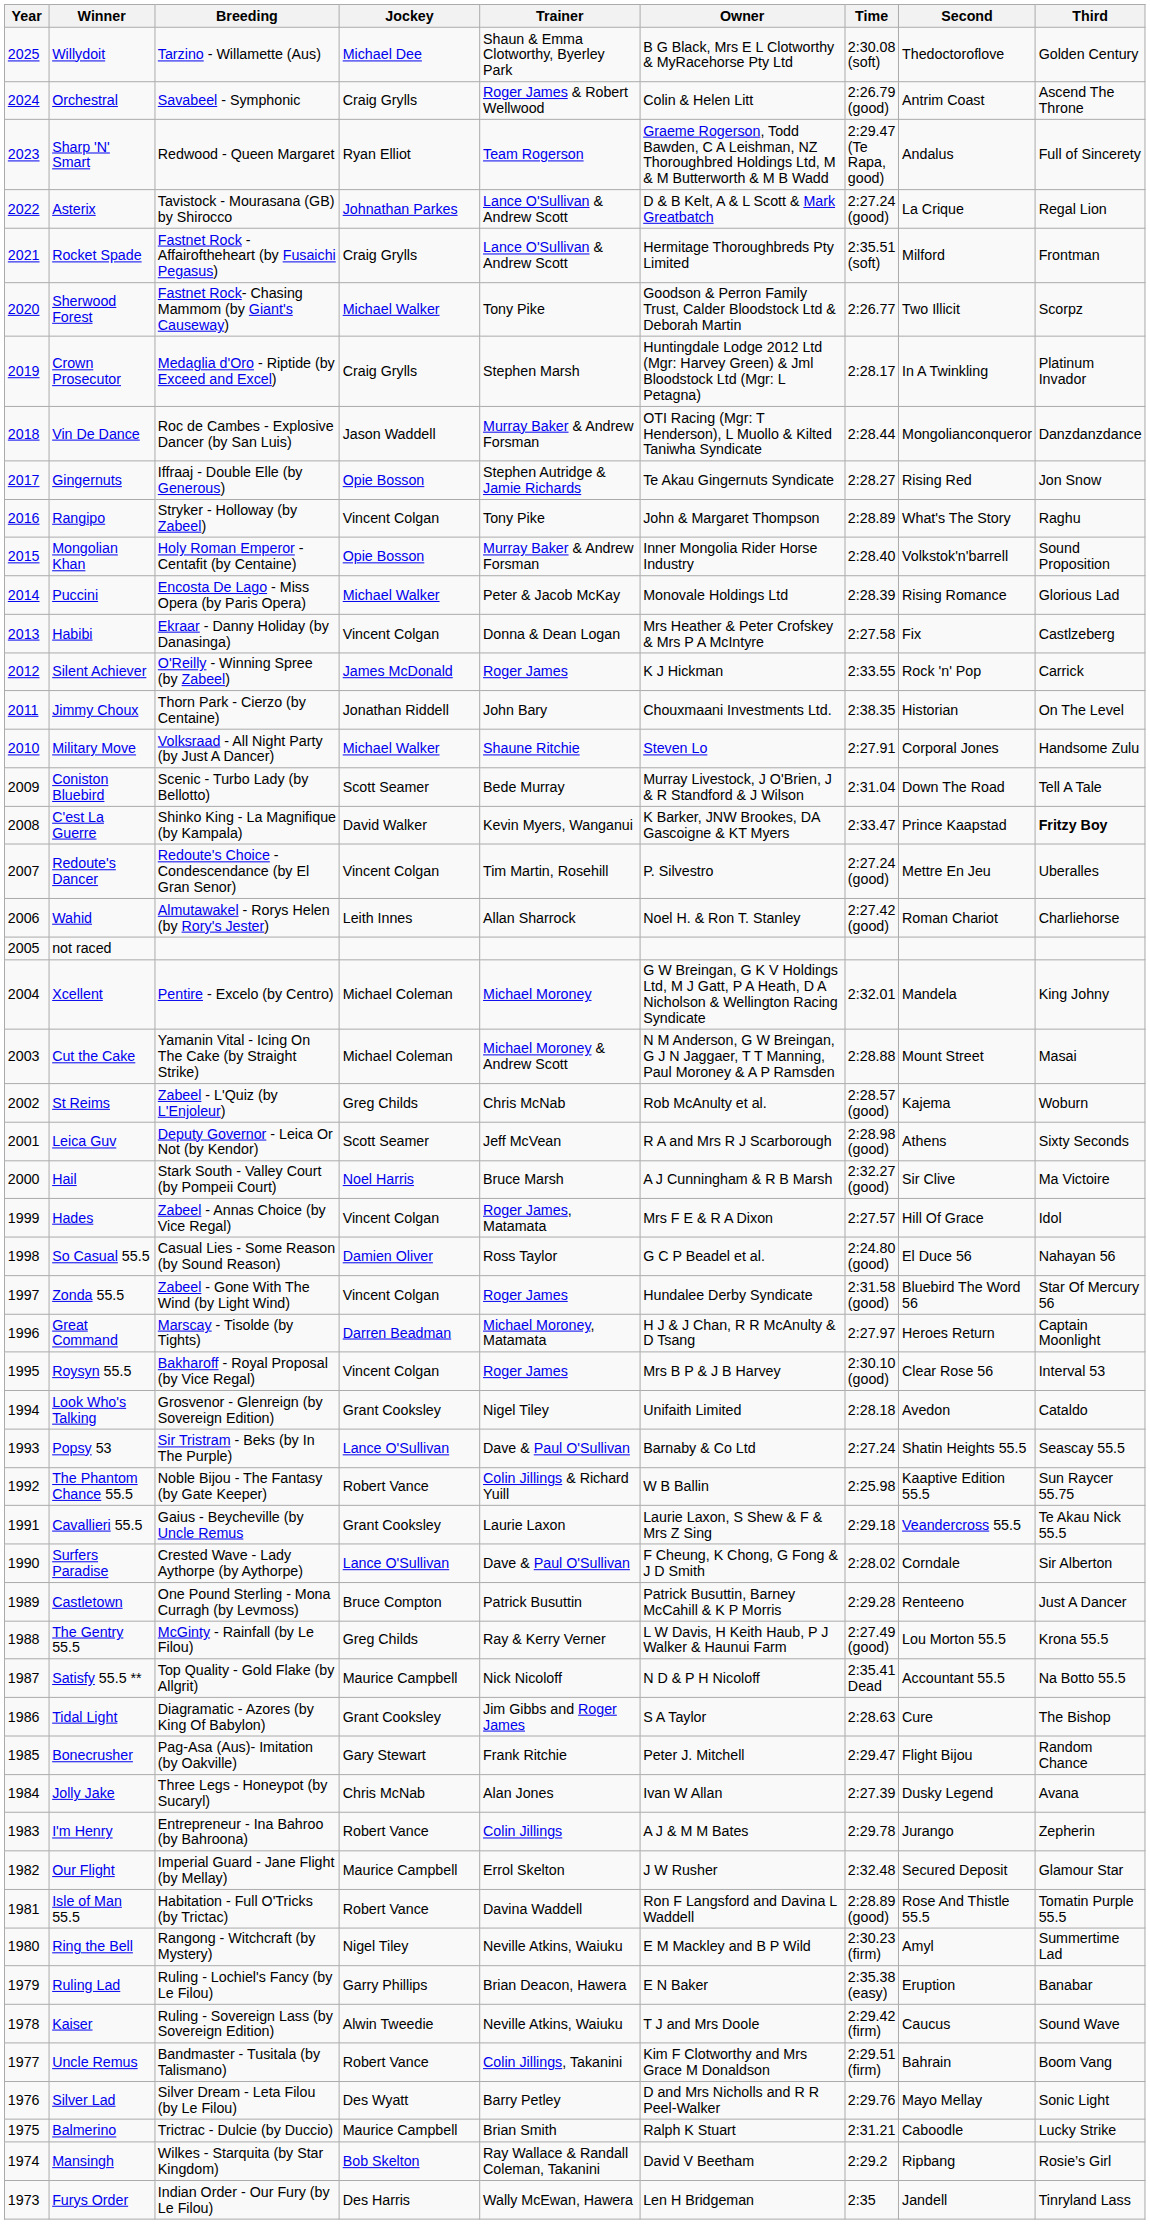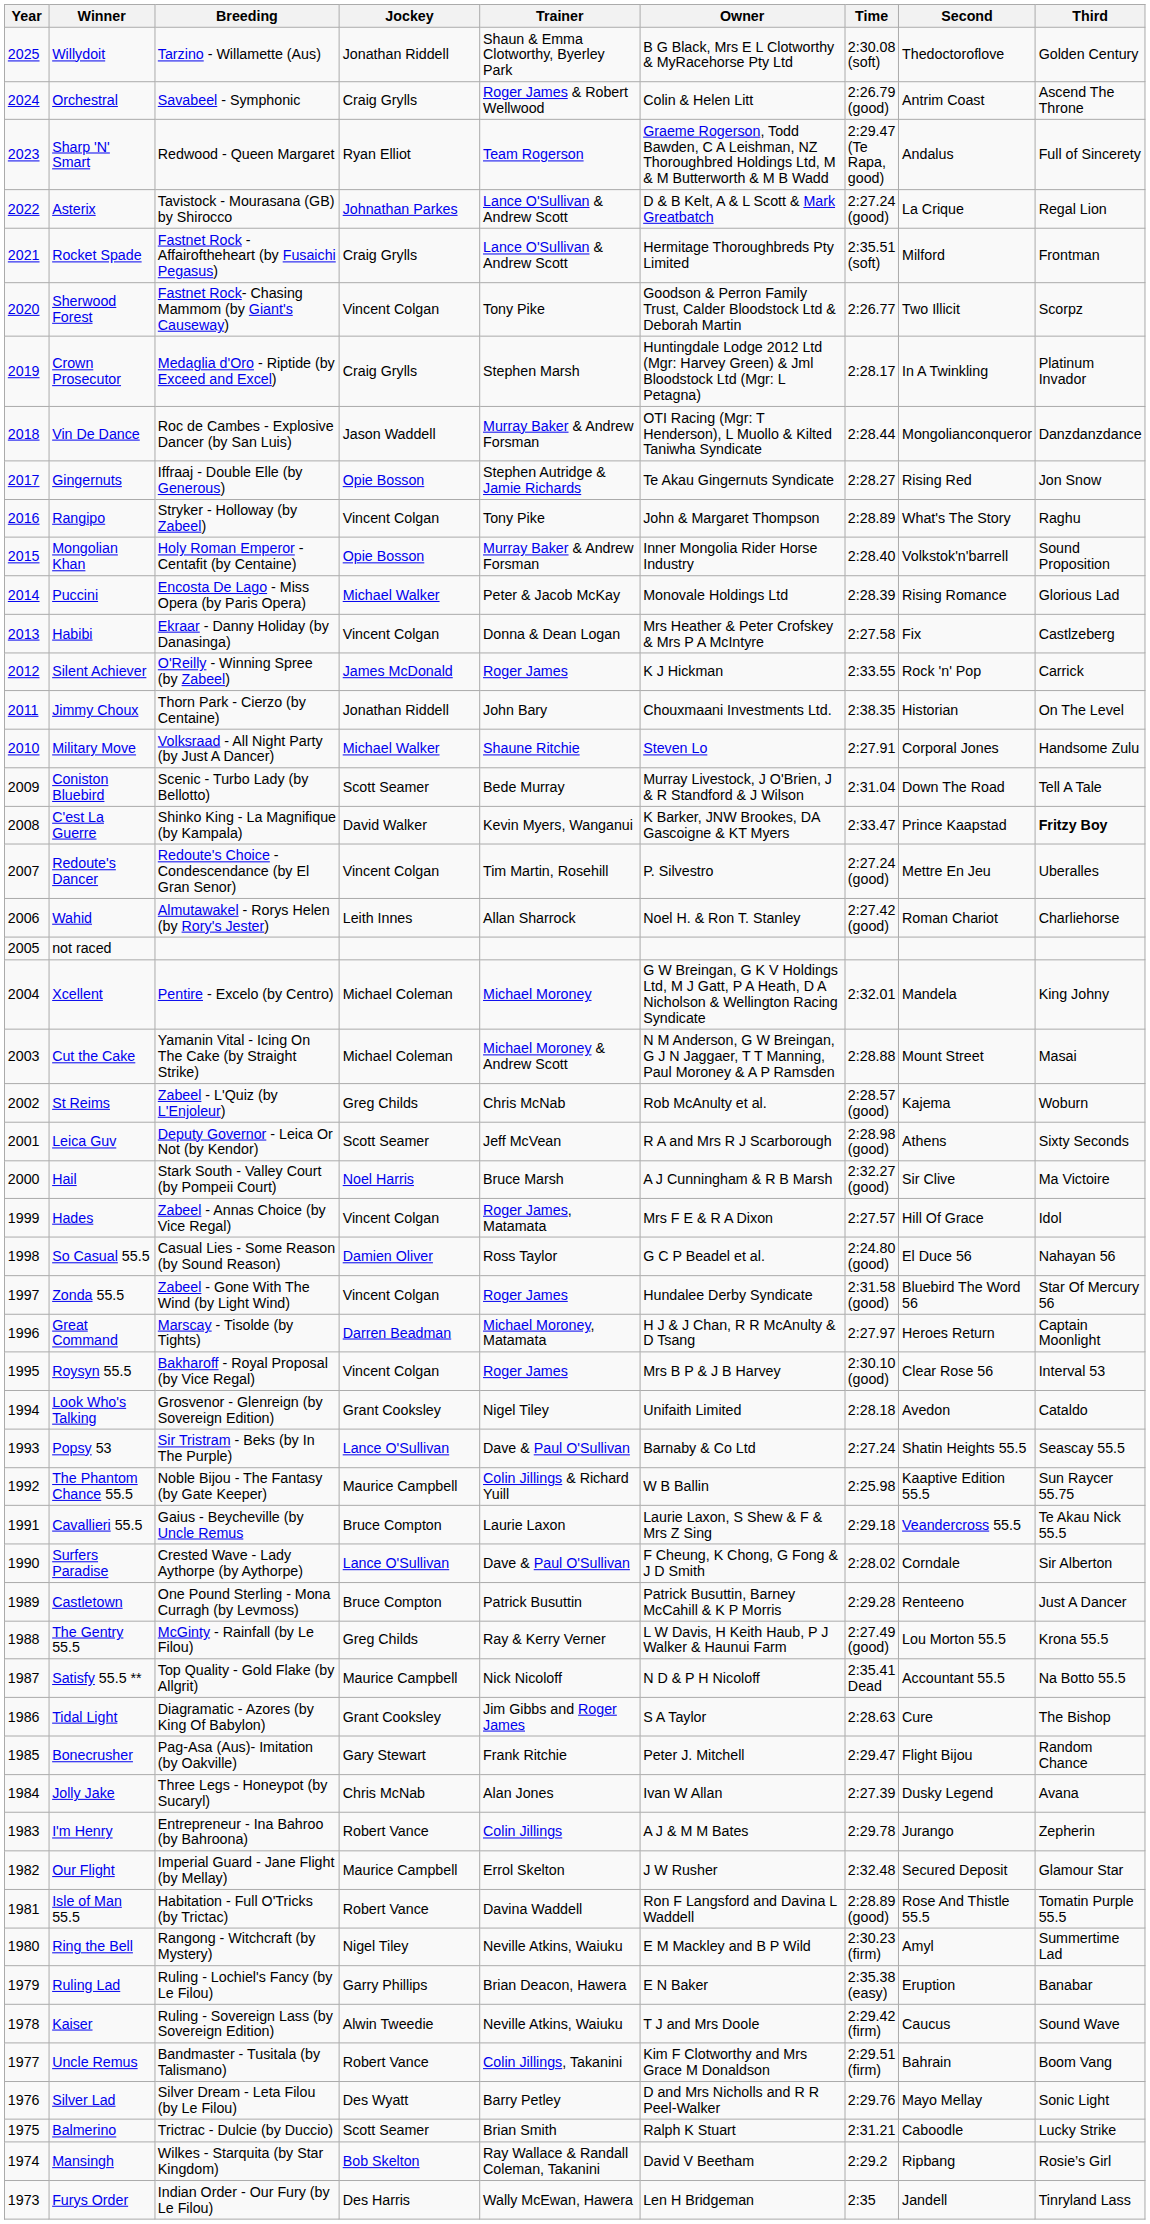(382, 55) Michael Dee -> (396, 55) Jonathan Riddell
(391, 310) Michael Walker -> (391, 310) Vincent Colgan
(386, 1487) Robert Vance -> (400, 1487) Maurice Campbell
(392, 1525) Grant Cooksley -> (392, 1525) Bruce Compton
(400, 2131) Maurice Campbell -> (386, 2131) Scott Seamer
